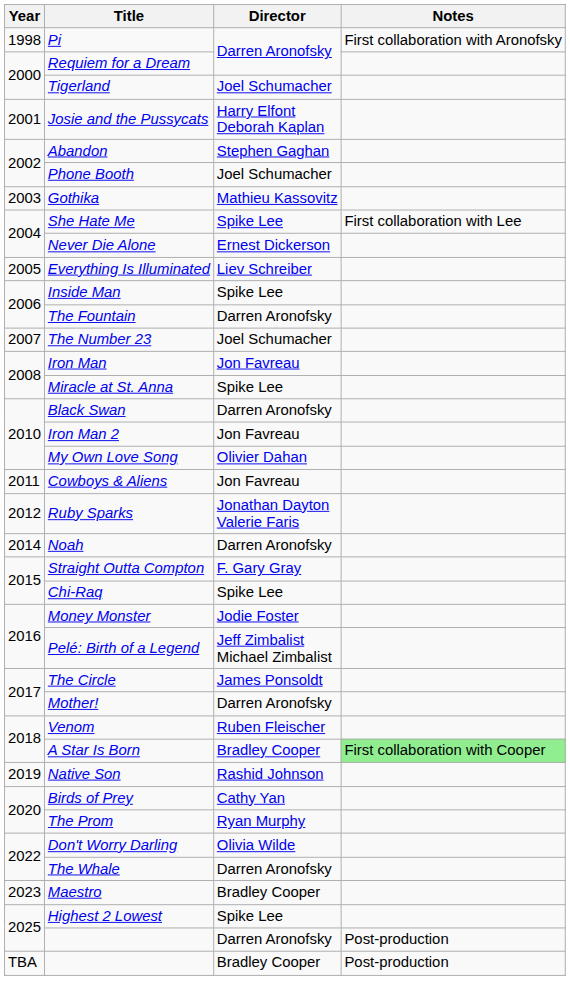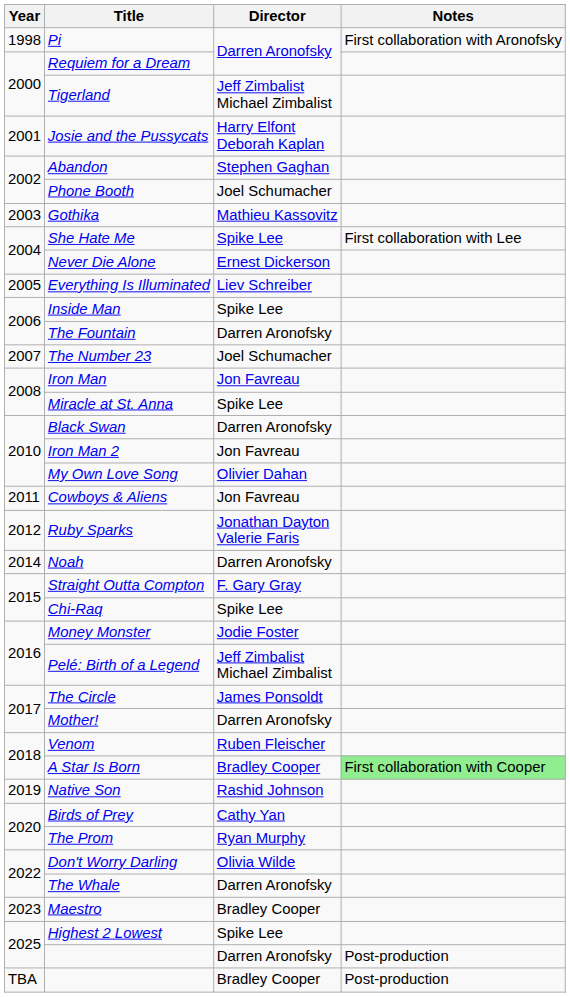(274, 87) Joel Schumacher -> (274, 95) Jeff Zimbalist Michael Zimbalist
